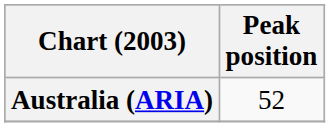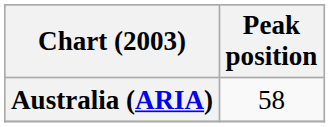(271, 99) 52 -> (271, 99) 58
